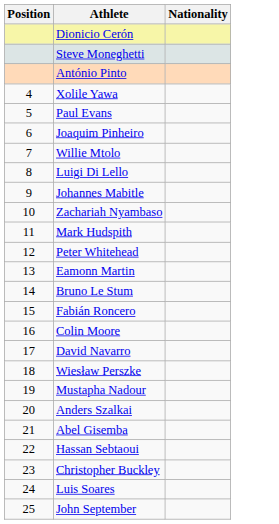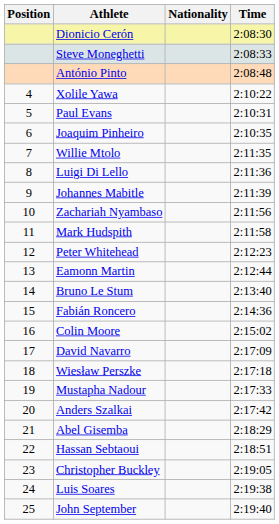+ column: (253, 14)
